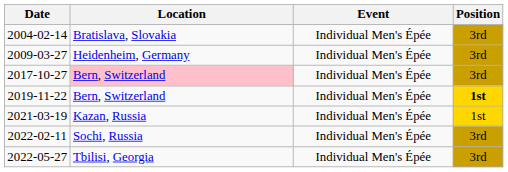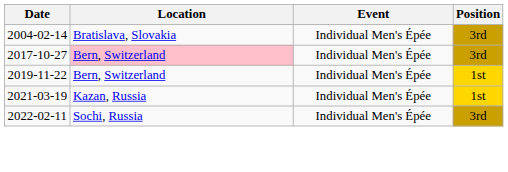- row: (37, 55)
(478, 95) bold -> (478, 75) normal
- row: (37, 156)
